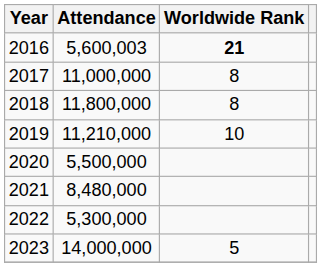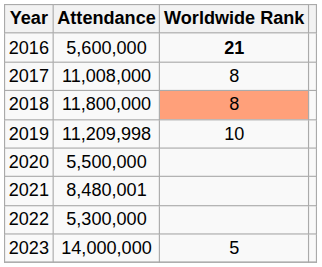(107, 47) 5,600,003 -> (107, 47) 5,600,000
(107, 76) 11,000,000 -> (107, 76) 11,008,000
(234, 104) no background -> (234, 104) lightsalmon background
(107, 133) 11,210,000 -> (107, 133) 11,209,998
(107, 190) 8,480,000 -> (107, 190) 8,480,001
